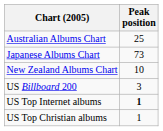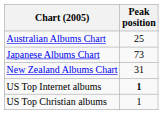(139, 70) 10 -> (139, 70) 31
- row: (42, 86)
